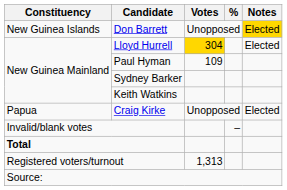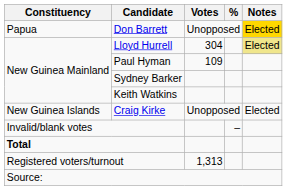(53, 29) New Guinea Islands -> (22, 29) Papua
(214, 45) gold background -> (214, 45) no background
(262, 45) no background -> (262, 45) khaki background
(22, 111) Papua -> (53, 111) New Guinea Islands
